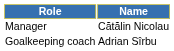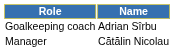rows swapped: (26, 26) <-> (50, 41)
